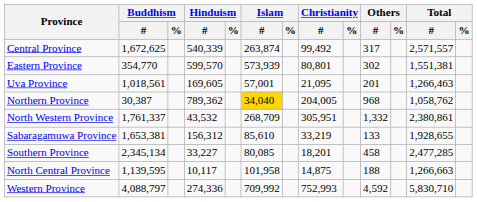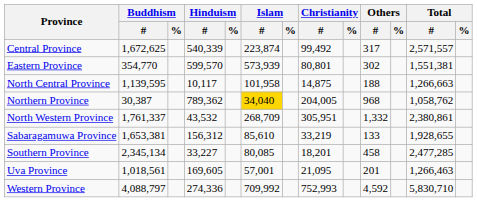(262, 48) 263,874 -> (262, 48) 223,874
rows swapped: (58, 170) <-> (37, 83)
